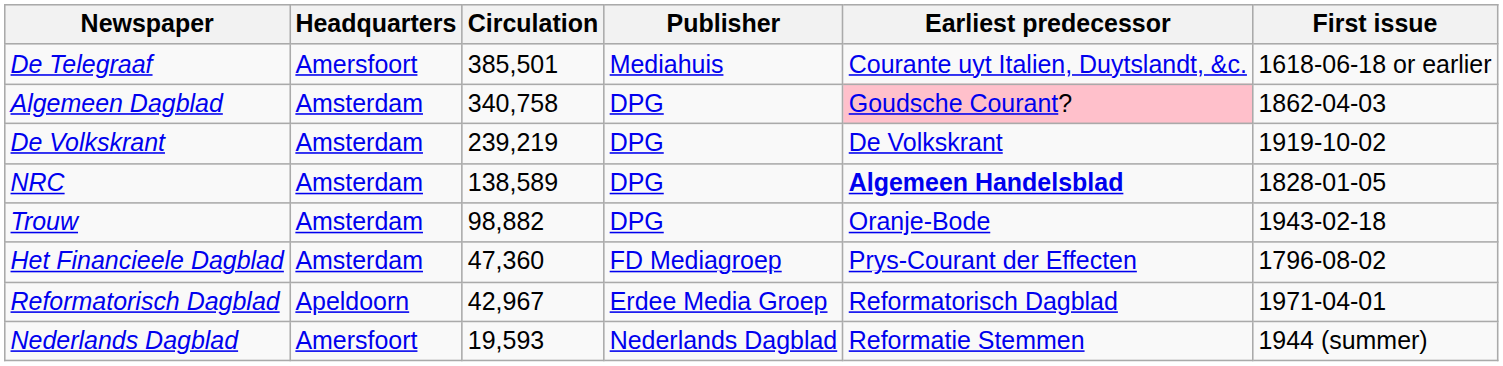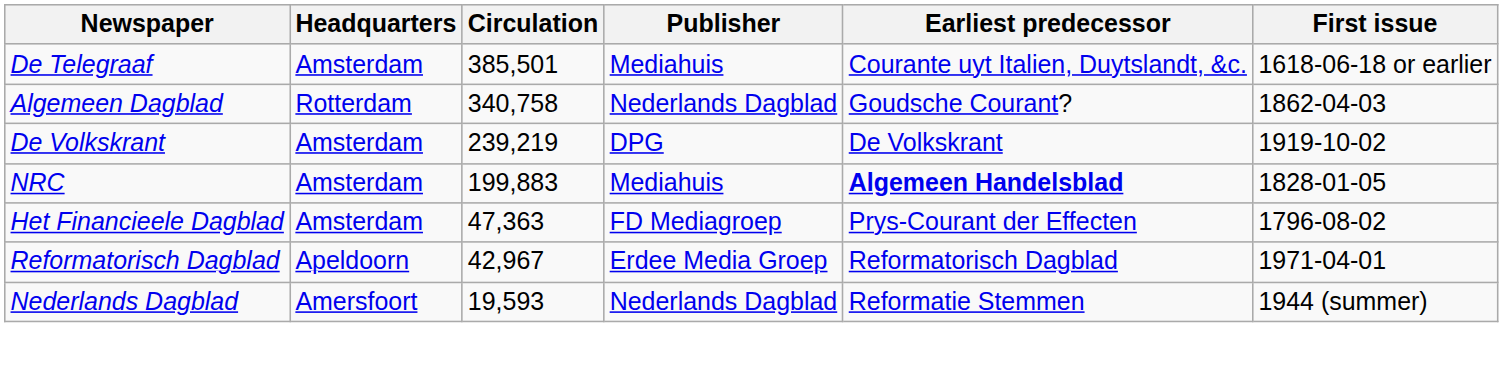(356, 63) Amersfoort -> (359, 63) Amsterdam
(359, 103) Amsterdam -> (354, 103) Rotterdam
(637, 103) DPG -> (723, 103) Nederlands Dagblad
(960, 103) pink background -> (960, 103) no background
(513, 182) 138,589 -> (513, 182) 199,883
(637, 182) DPG -> (667, 182) Mediahuis
- row: (44, 222)
(506, 261) 47,360 -> (506, 222) 47,363
